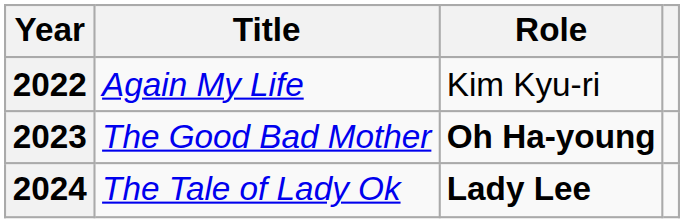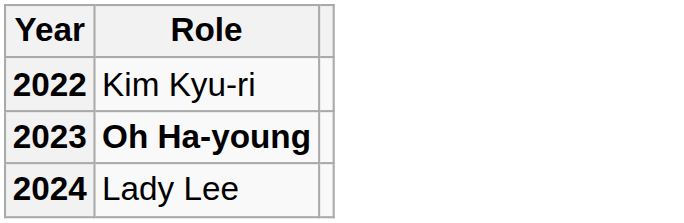- column: (267, 30)
(519, 189) bold -> (171, 189) normal
